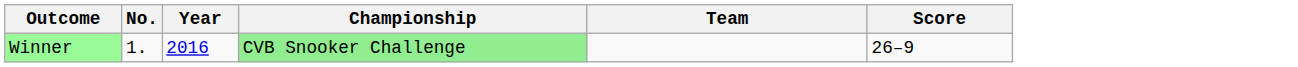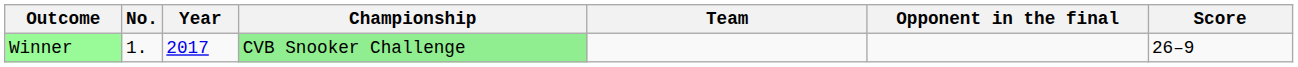+ column: (1008, 19)
(188, 48) 2016 -> (188, 48) 2017
